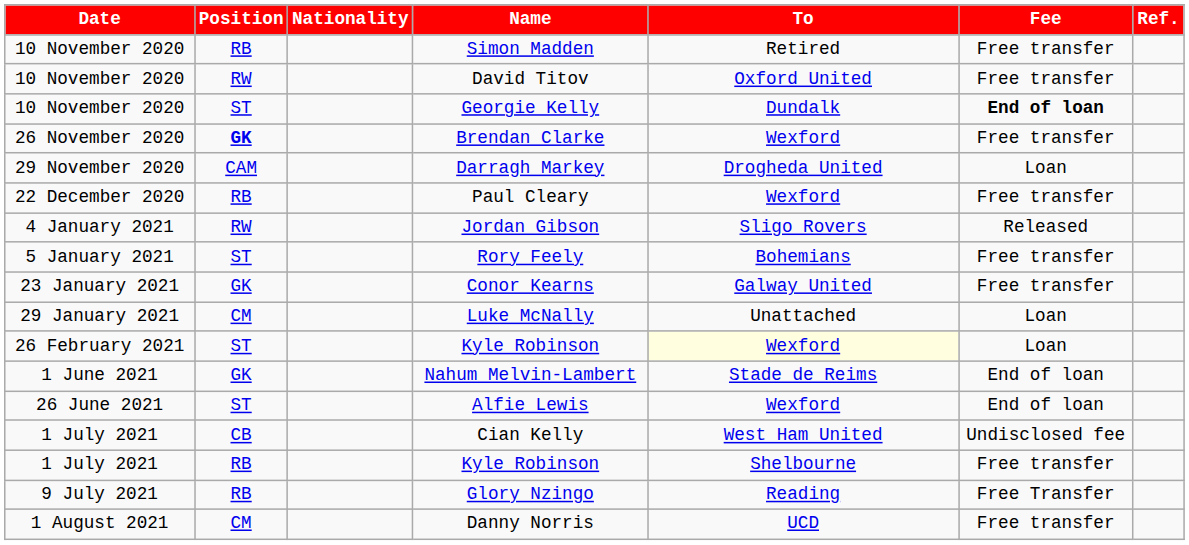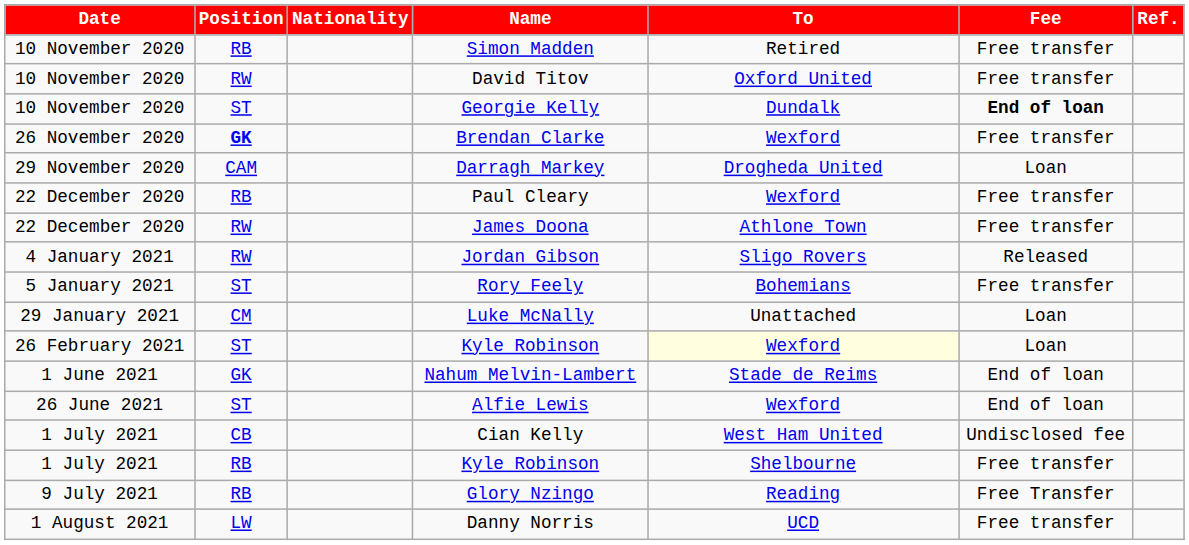+ row: (100, 227)
- row: (100, 286)
(241, 524) CM -> (241, 524) LW
